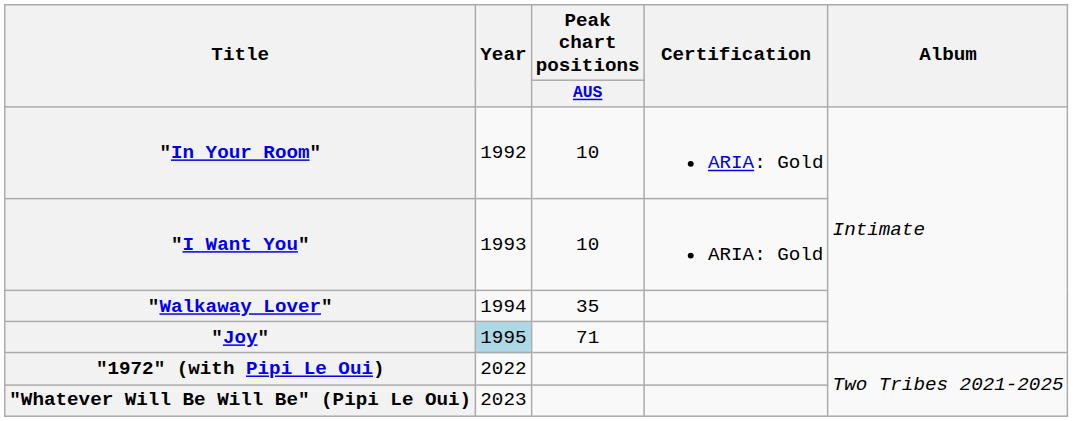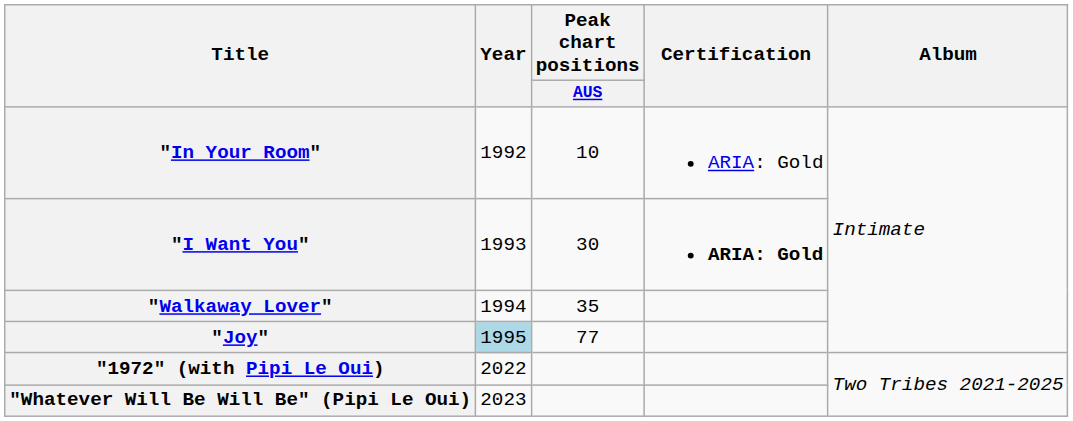(588, 244) 10 -> (588, 244) 30
(736, 255) normal -> (736, 255) bold
(588, 337) 71 -> (588, 337) 77
